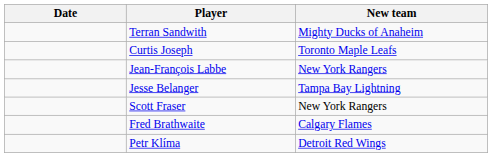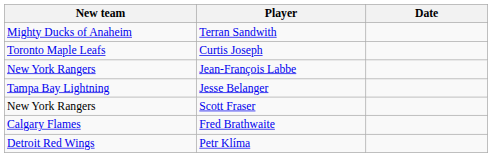columns swapped: (65, 13) <-> (392, 13)
